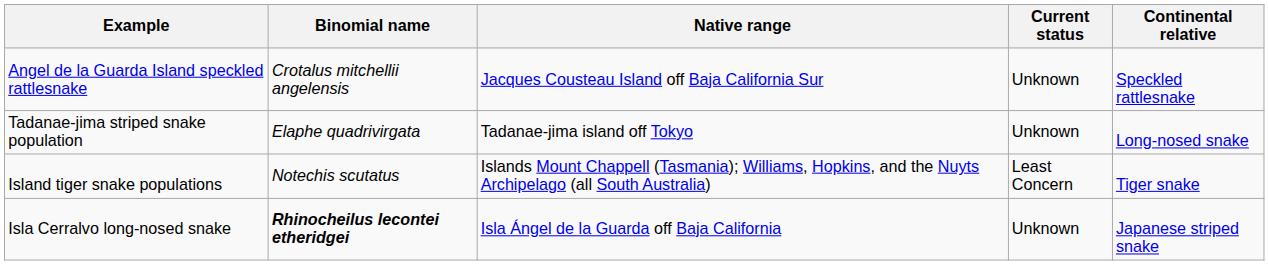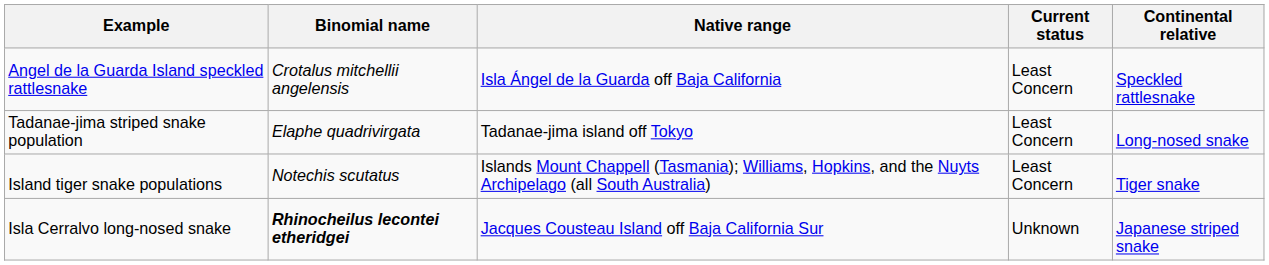(652, 79) Jacques Cousteau Island off Baja California Sur -> (631, 79) Isla Ángel de la Guarda off Baja California
(1046, 79) Unknown -> (1042, 79) Least Concern
(1046, 132) Unknown -> (1042, 132) Least Concern
(631, 228) Isla Ángel de la Guarda off Baja California -> (652, 228) Jacques Cousteau Island off Baja California Sur
